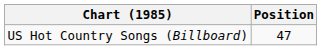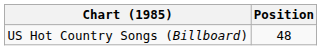(284, 35) 47 -> (284, 35) 48
